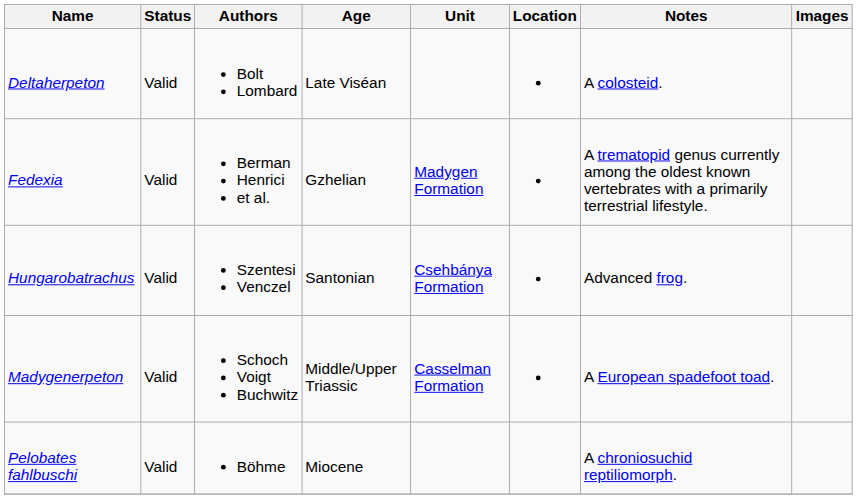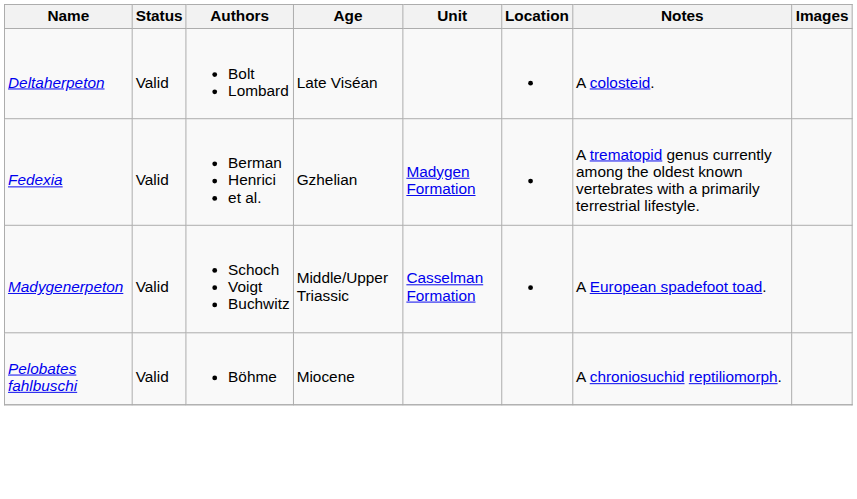- row: (71, 278)
